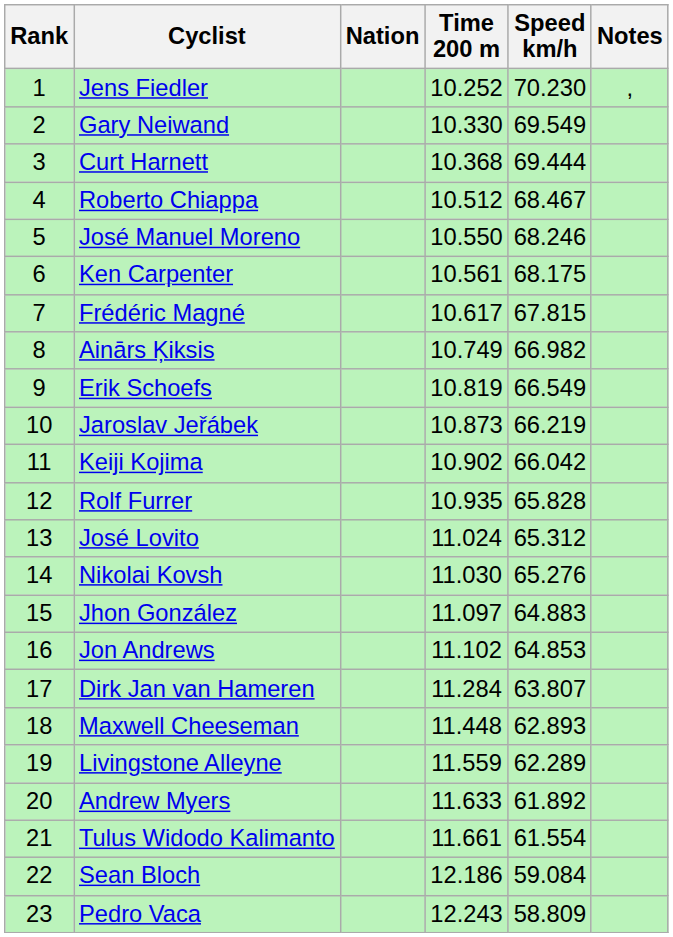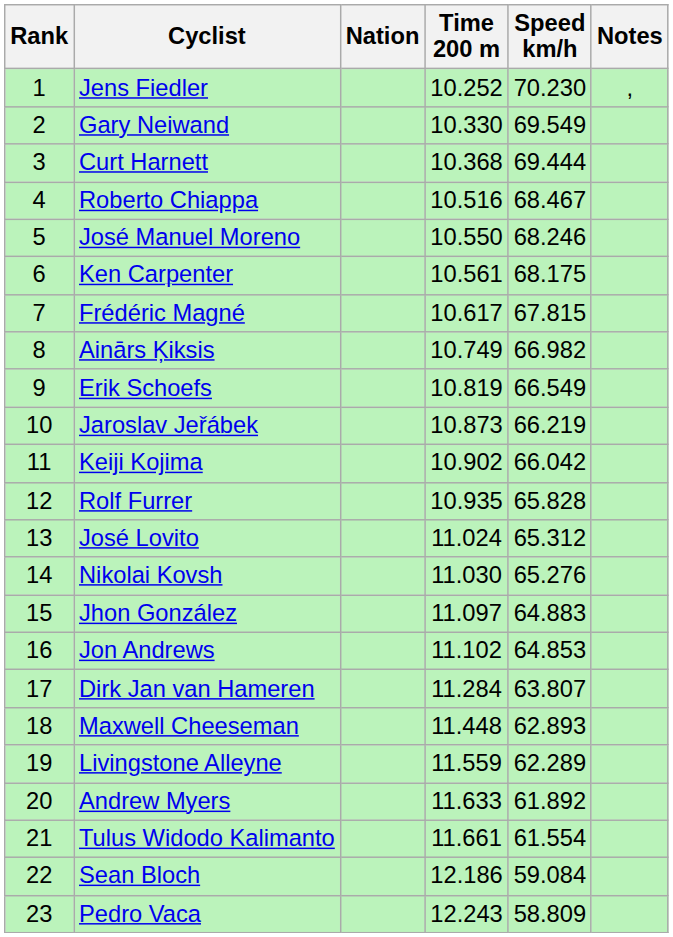(467, 200) 10.512 -> (467, 200) 10.516
